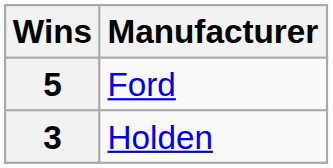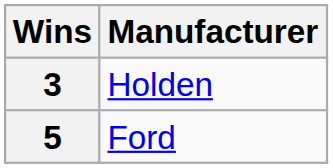rows swapped: (52, 84) <-> (52, 137)
